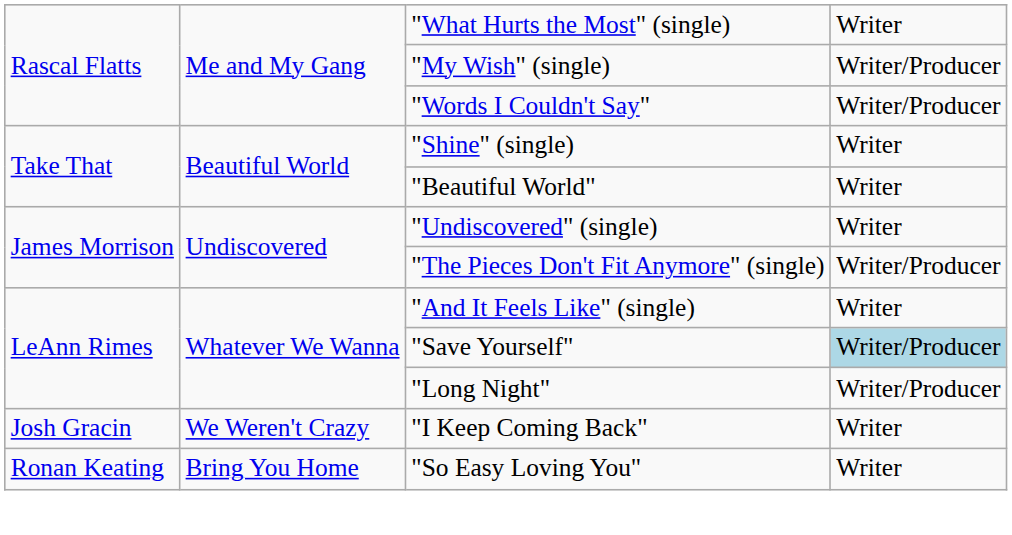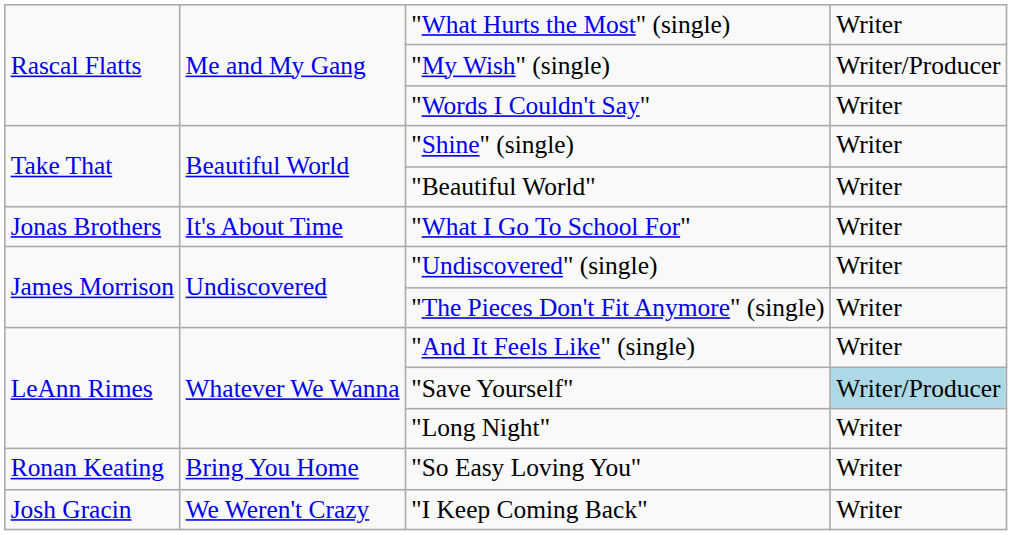(918, 105) Writer/Producer -> (869, 105) Writer
+ row: (551, 226)
(918, 266) Writer/Producer -> (869, 307) Writer
(918, 387) Writer/Producer -> (869, 428) Writer
rows swapped: (529, 428) <-> (526, 468)
